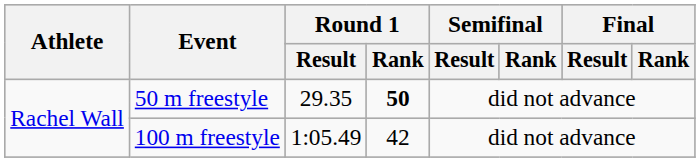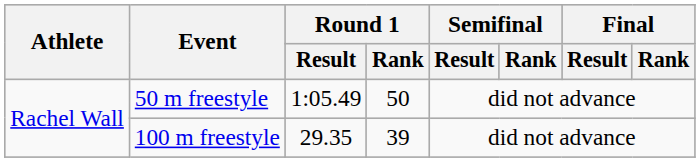(326, 99) 29.35 -> (326, 99) 1:05.49
(398, 99) bold -> (398, 99) normal
(326, 137) 1:05.49 -> (326, 137) 29.35
(398, 137) 42 -> (398, 137) 39
